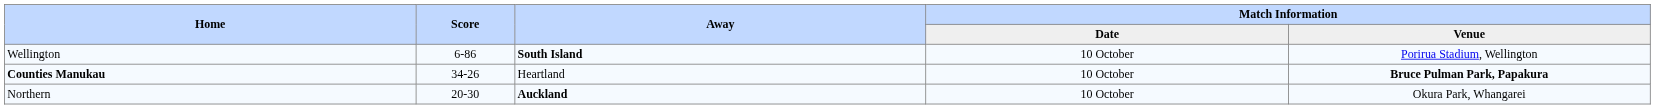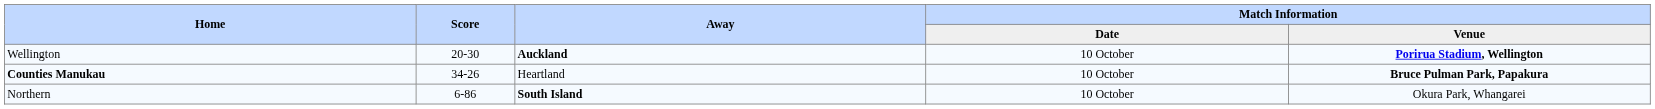(465, 54) 6-86 -> (465, 54) 20-30
(550, 54) South Island -> (542, 54) Auckland
(1469, 54) normal -> (1469, 54) bold
(465, 94) 20-30 -> (465, 94) 6-86
(542, 94) Auckland -> (550, 94) South Island
